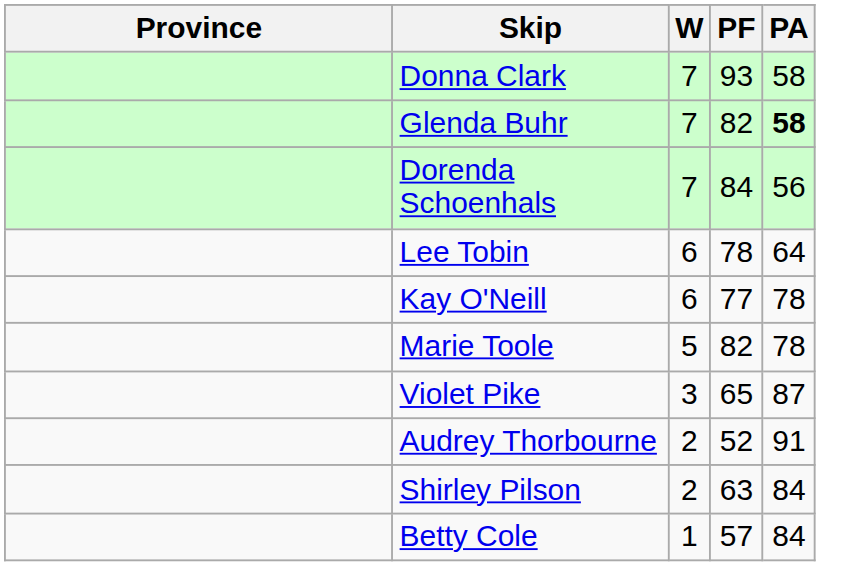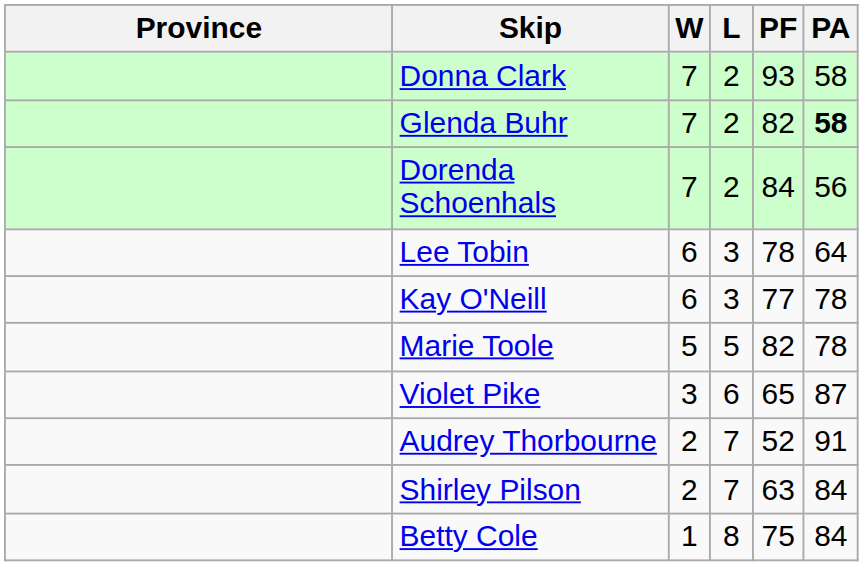+ column: (731, 28)
(736, 536) 57 -> (778, 536) 75
